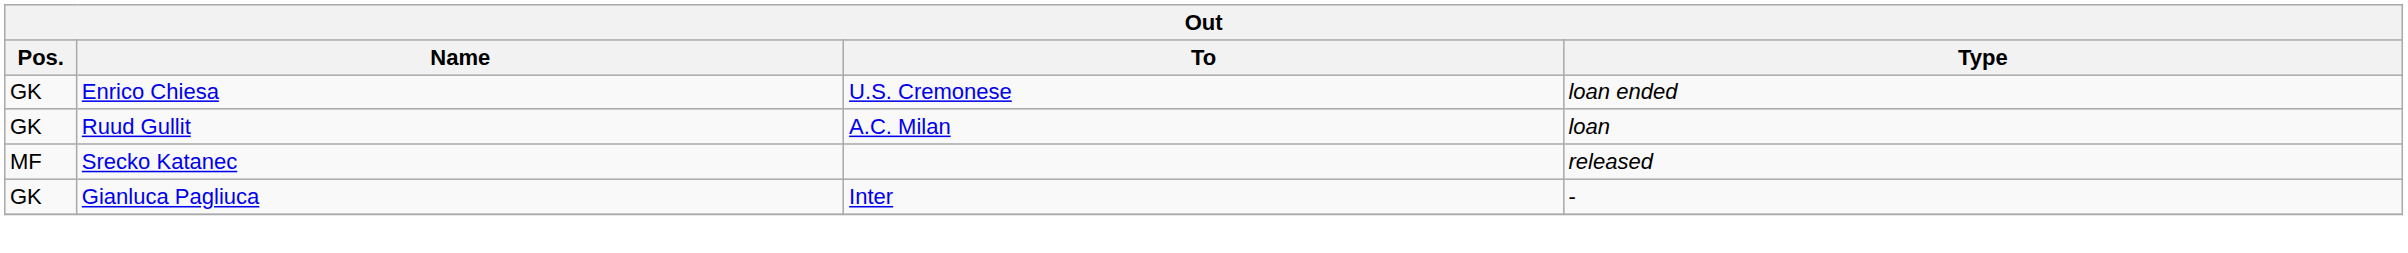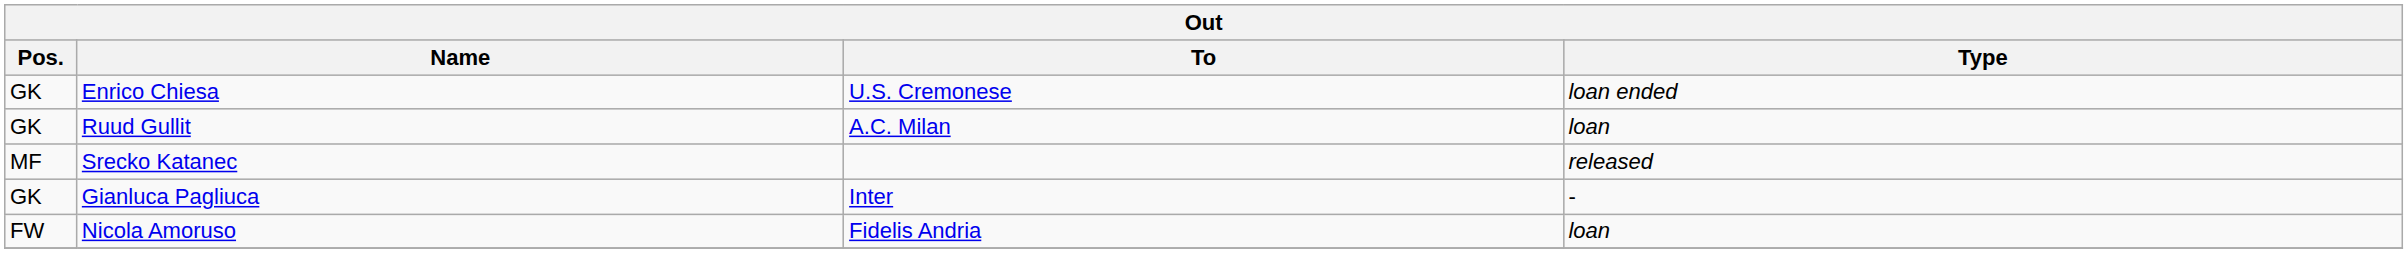+ row: (159, 231)
